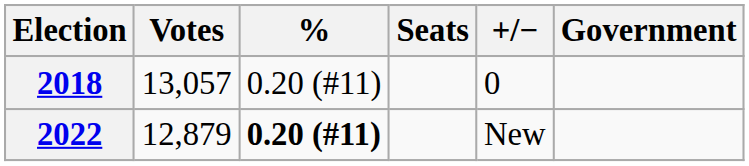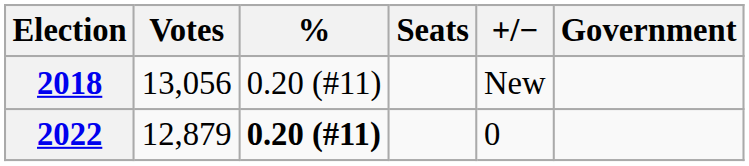(187, 82) 13,057 -> (187, 82) 13,056
(492, 82) 0 -> (515, 82) New
(515, 133) New -> (492, 133) 0
